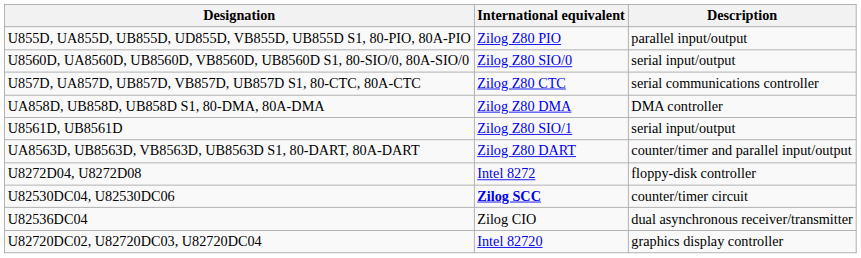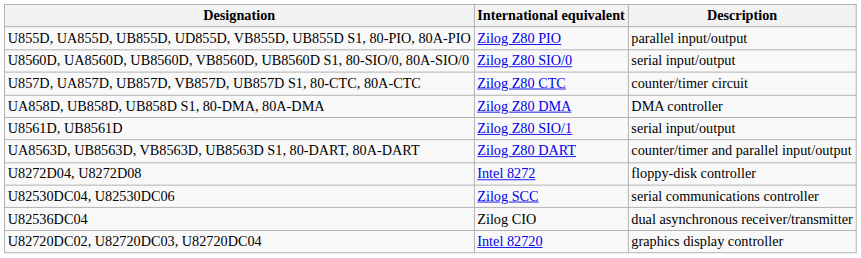(725, 83) serial communications controller -> (690, 83) counter/timer circuit
(509, 196) bold -> (508, 196) normal
(690, 196) counter/timer circuit -> (725, 196) serial communications controller
